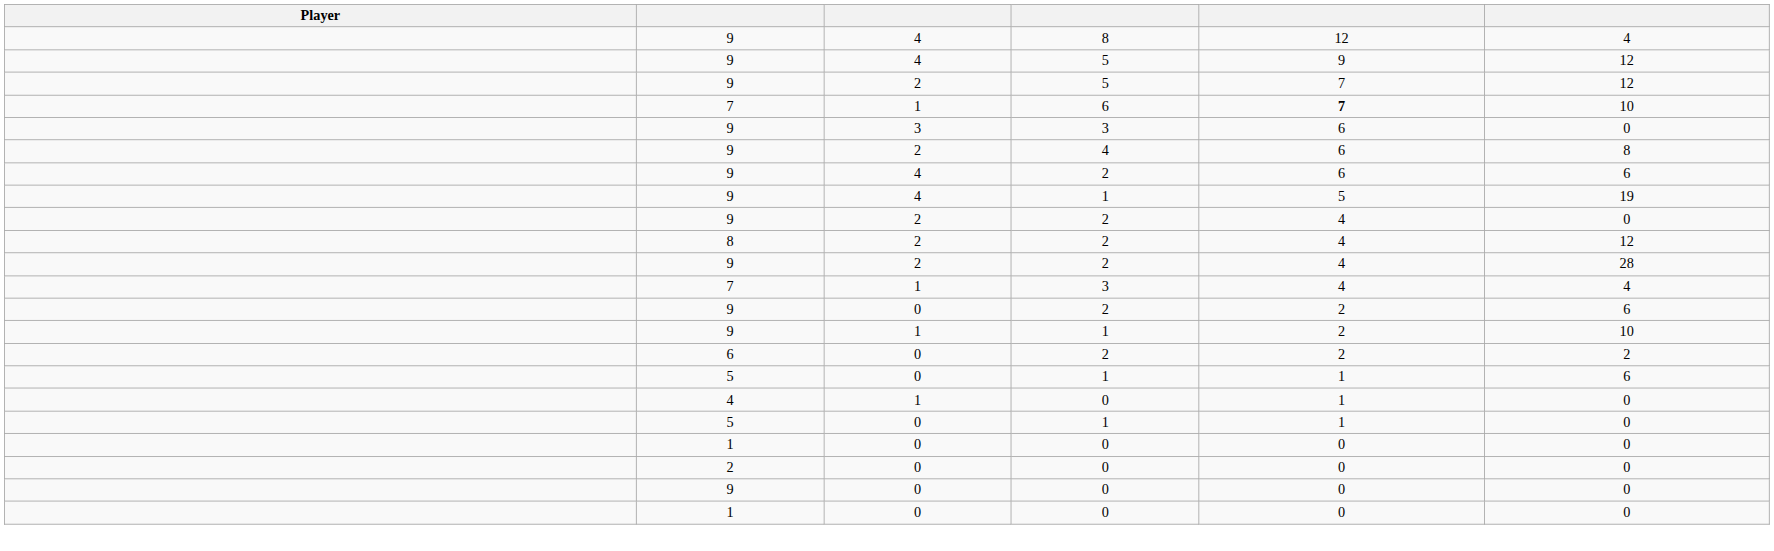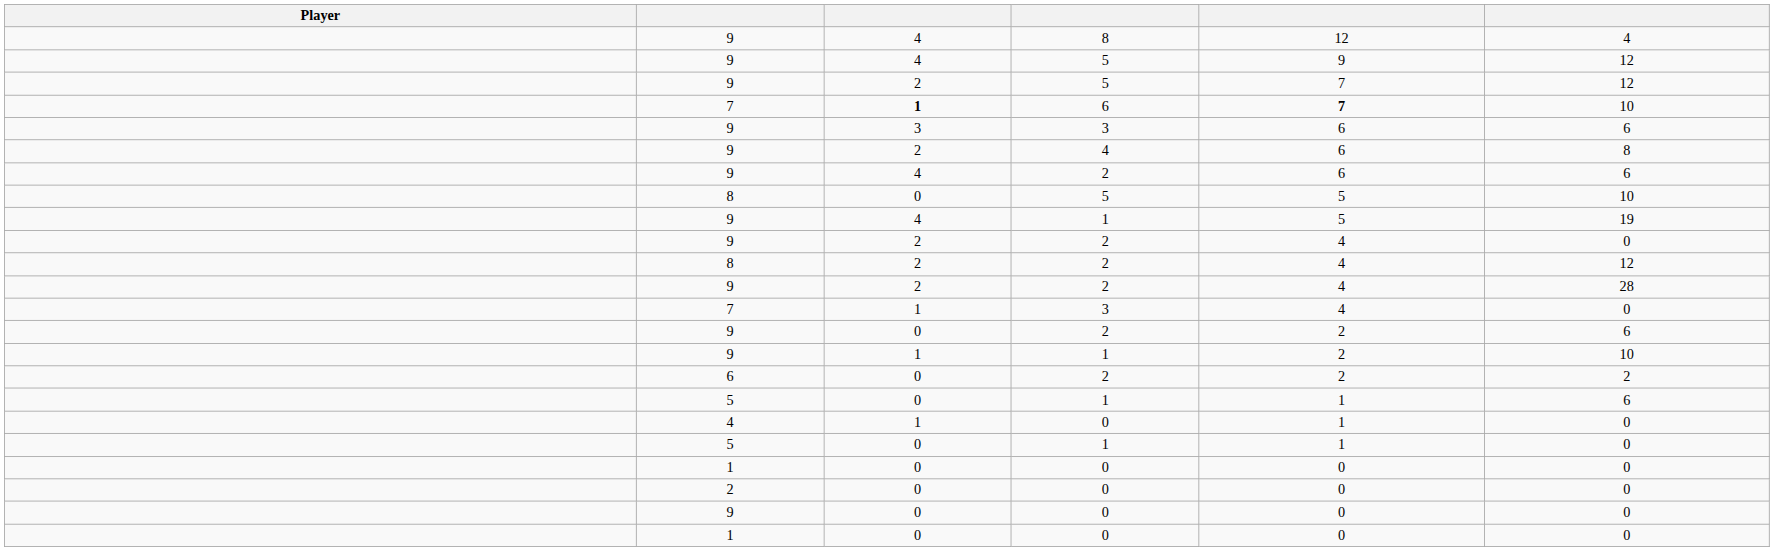(918, 106) normal -> (918, 106) bold
(1627, 128) 0 -> (1627, 128) 6
+ row: (730, 196)
(1627, 286) 4 -> (1627, 309) 0
